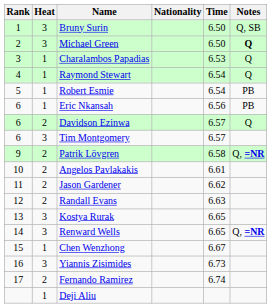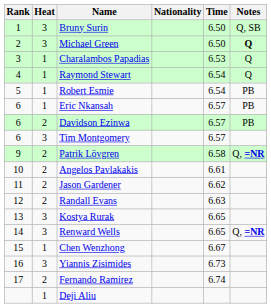(217, 106) 6.56 -> (217, 106) 6.57
(248, 122) Q -> (248, 122) PB
